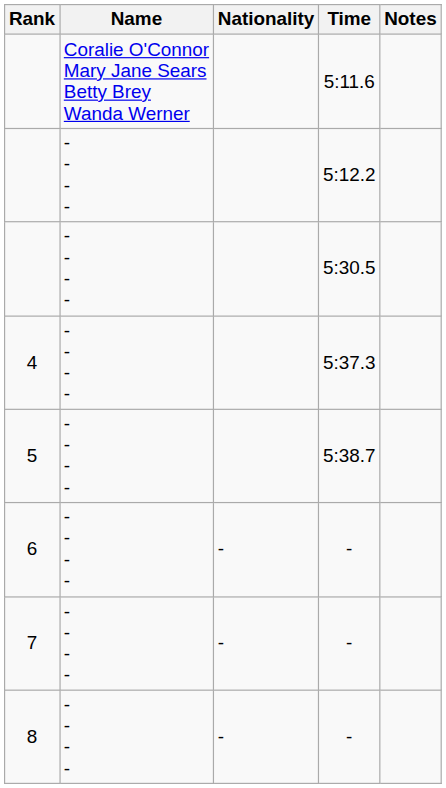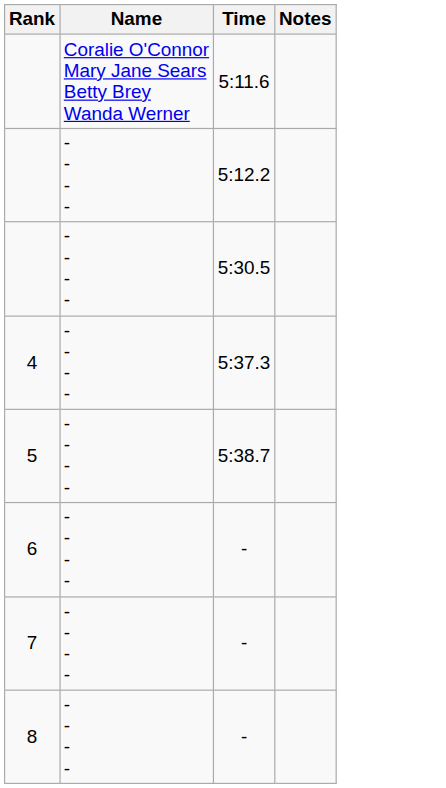- column: (266, 19)
